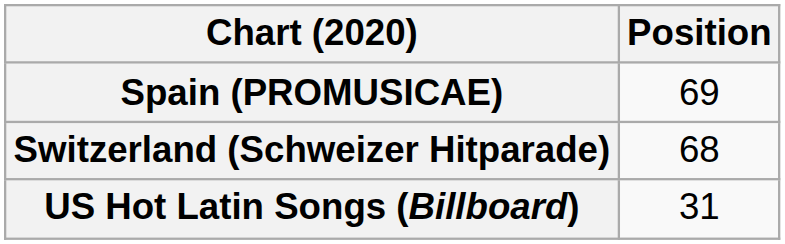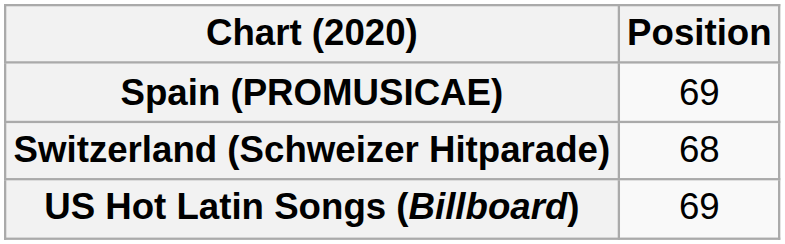(699, 207) 31 -> (699, 207) 69
